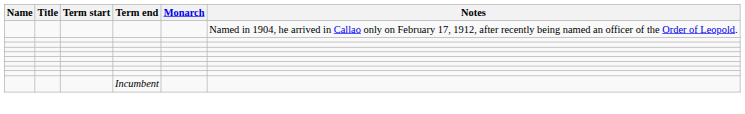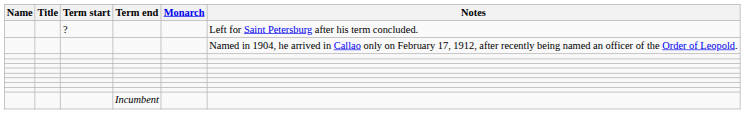+ row: (65, 29)
